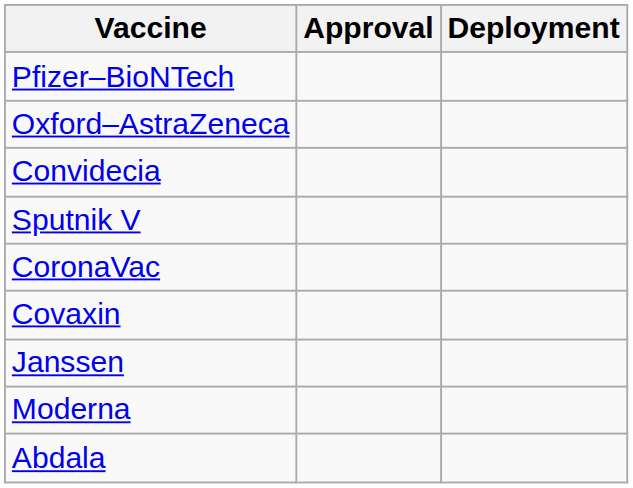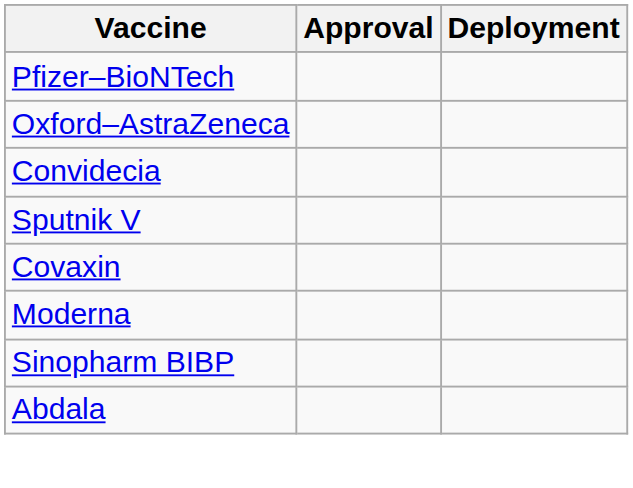- row: (86, 266)
- row: (68, 362)
+ row: (123, 362)
